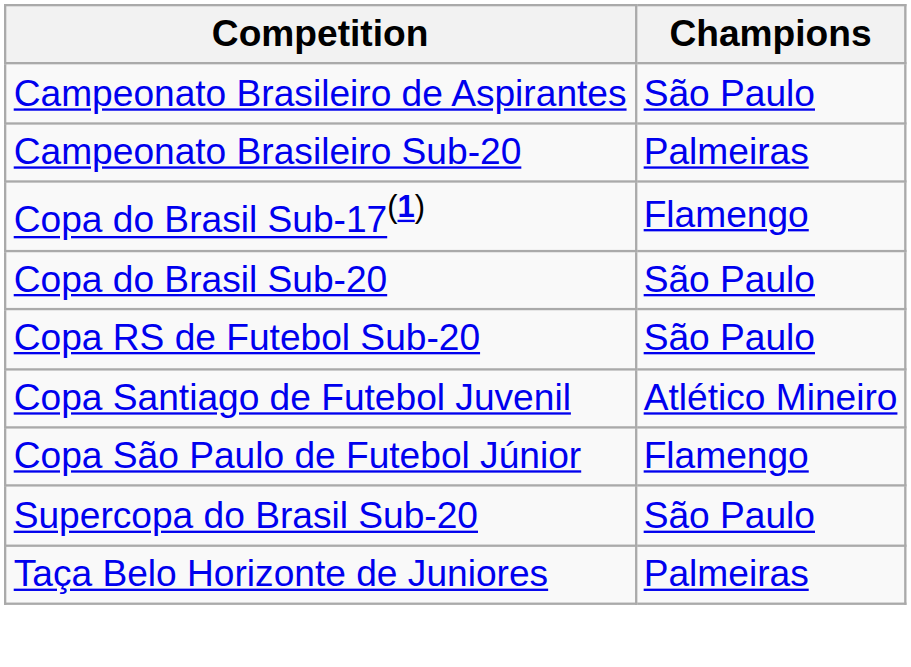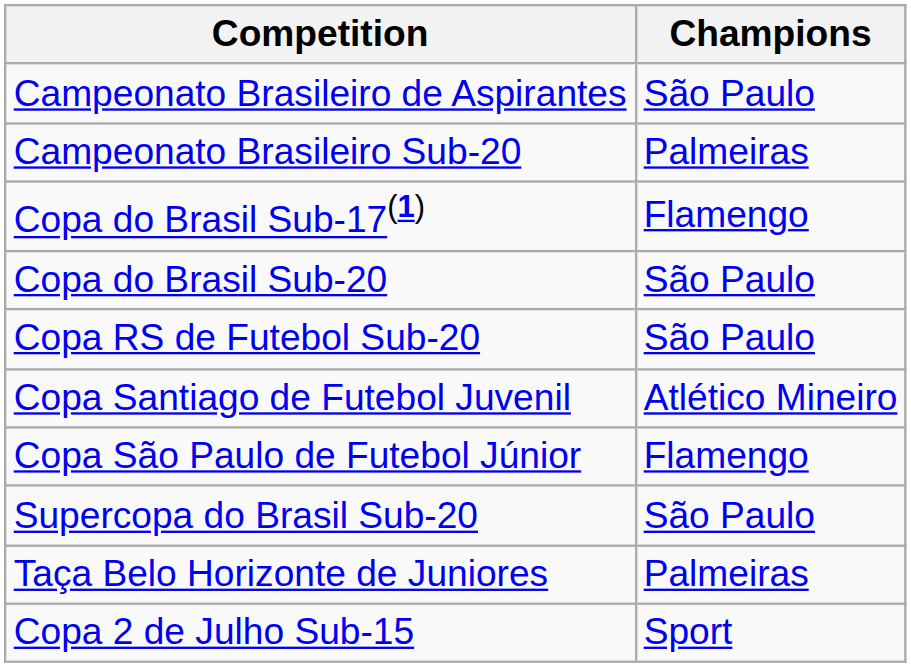+ row: (214, 632)
